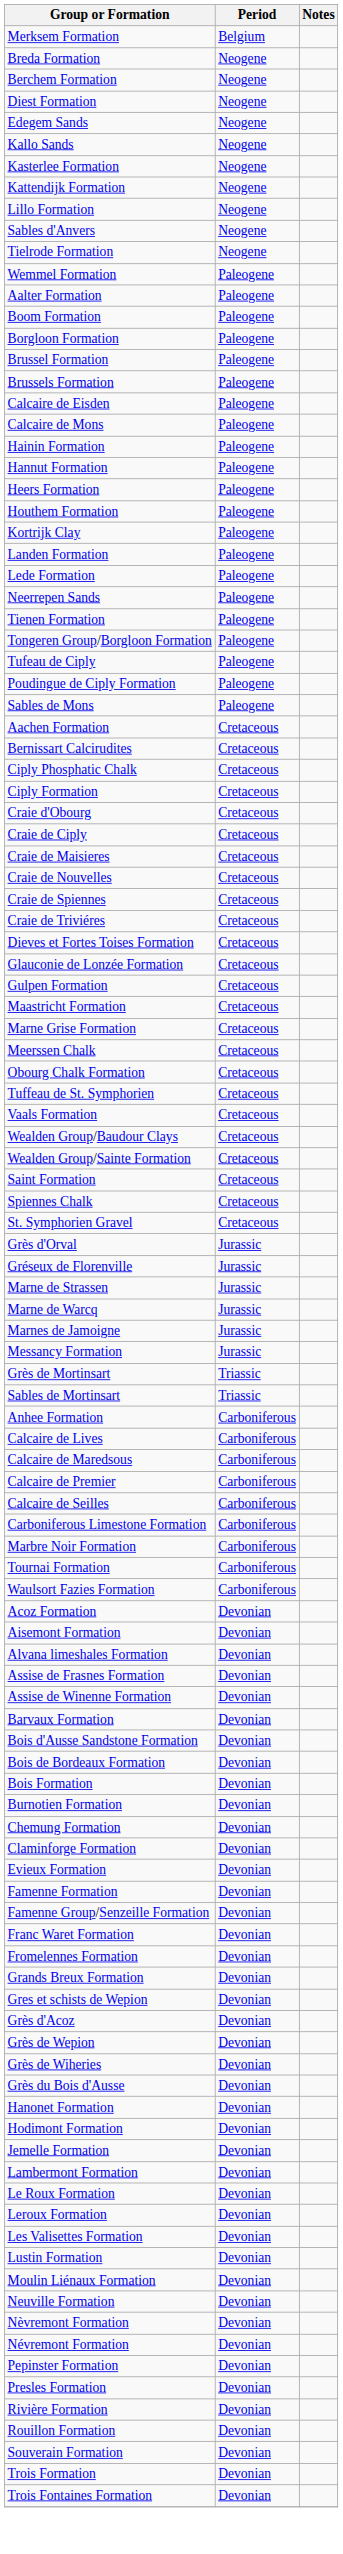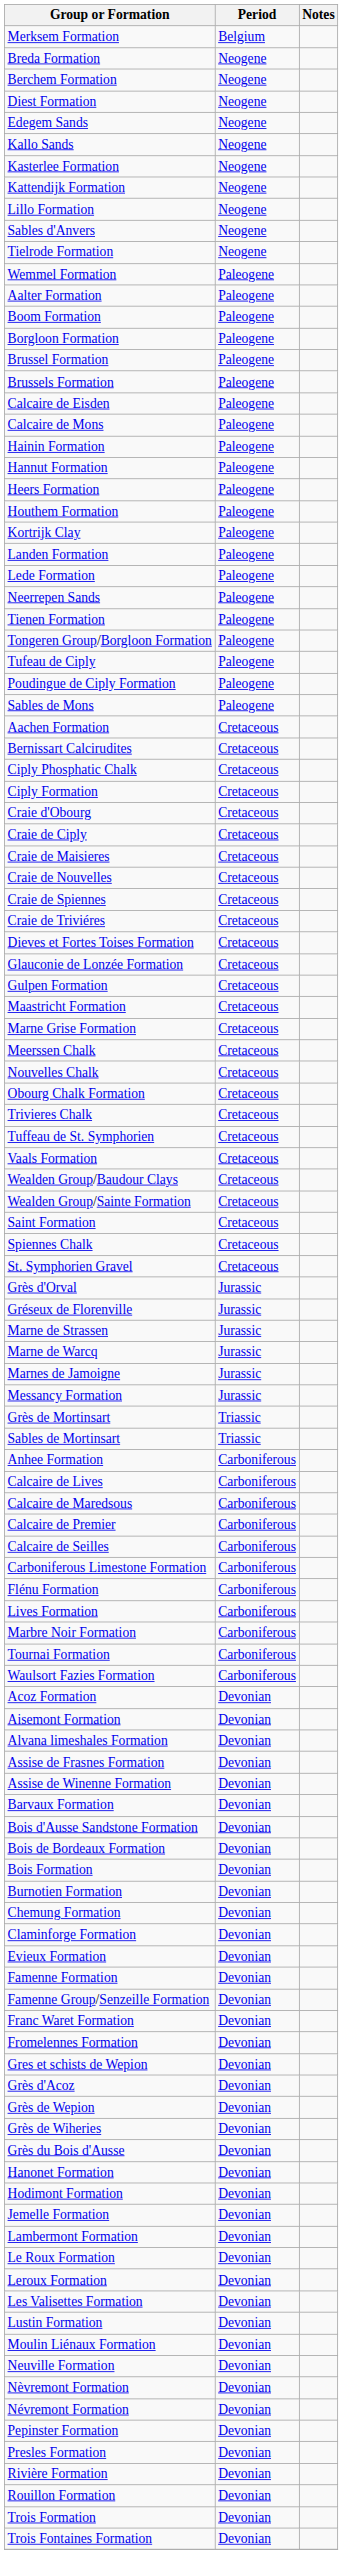+ row: (53, 1072)
+ row: (50, 1115)
+ row: (53, 1589)
+ row: (53, 1611)
- row: (76, 1978)
- row: (65, 2452)
